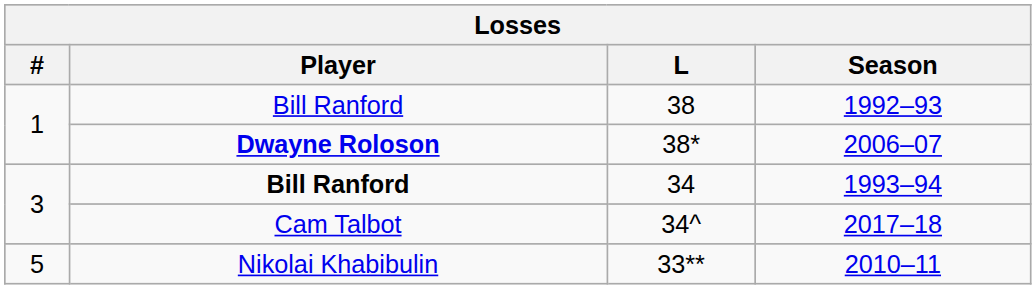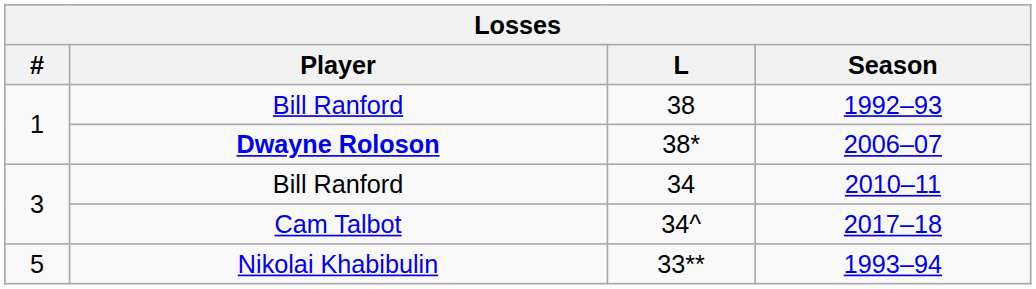(338, 185) bold -> (338, 185) normal
(893, 185) 1993–94 -> (893, 185) 2010–11
(893, 265) 2010–11 -> (893, 265) 1993–94
